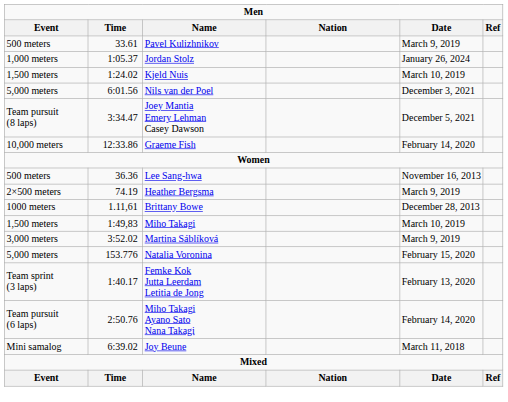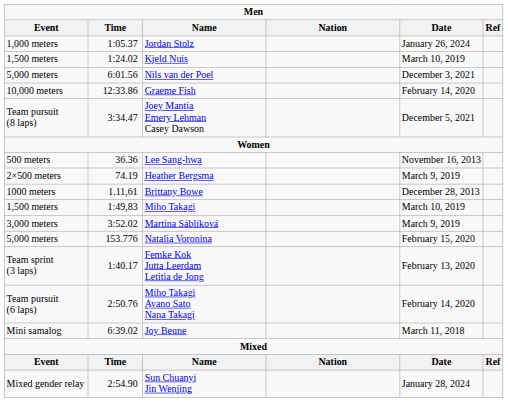- row: (182, 43)
rows swapped: (170, 144) <-> (175, 117)
+ row: (170, 383)
